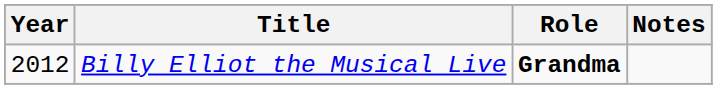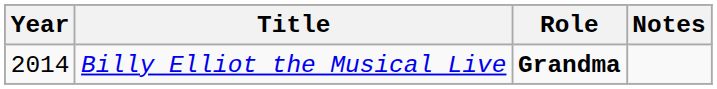(40, 65) 2012 -> (40, 65) 2014
